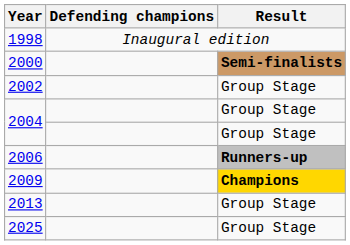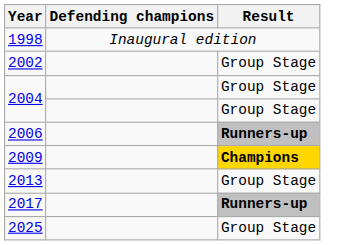- row: (25, 63)
+ row: (25, 204)
